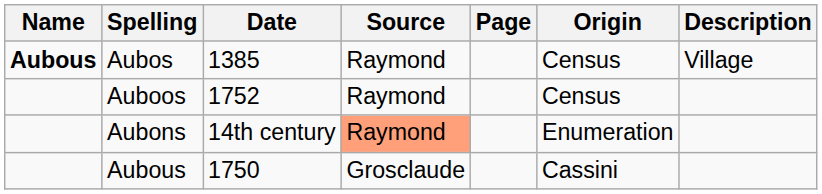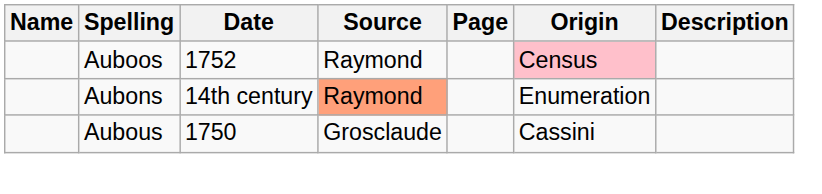- row: (140, 59)
(581, 96) no background -> (558, 59) pink background
